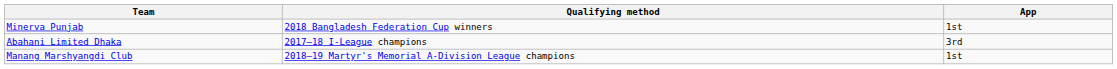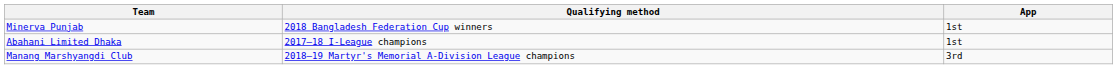(954, 41) 3rd -> (954, 41) 1st
(954, 56) 1st -> (954, 56) 3rd
